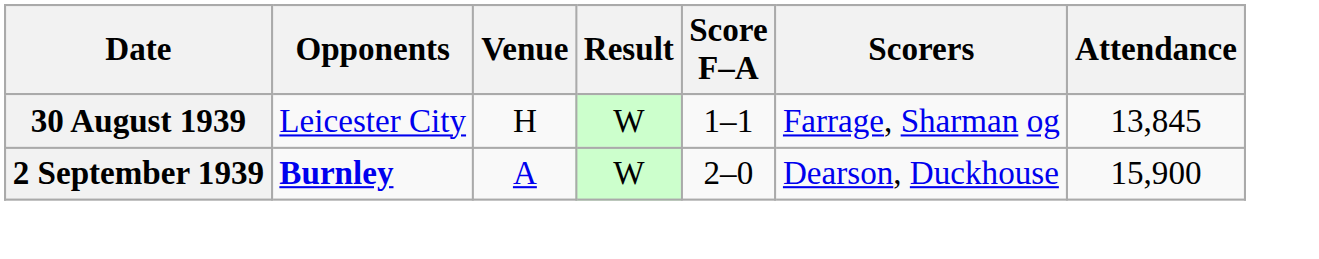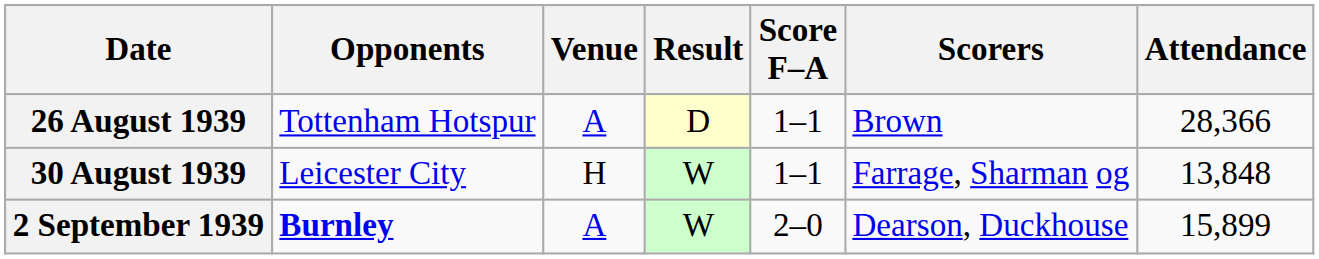+ row: (138, 120)
(1156, 120) 13,845 -> (1225, 173) 13,848
(1156, 173) 15,900 -> (1225, 225) 15,899
